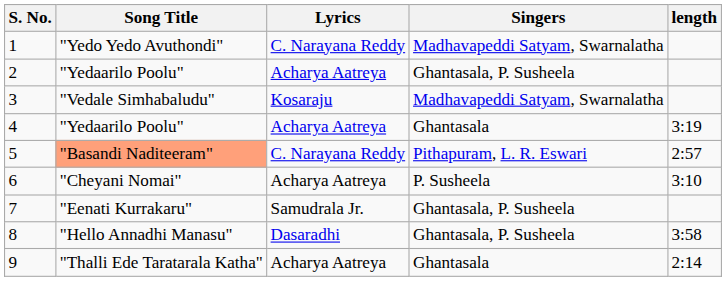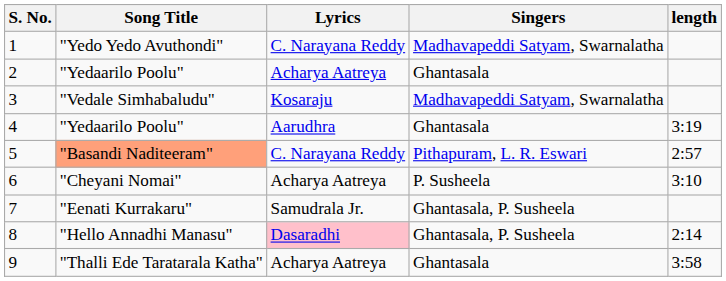(494, 72) Ghantasala, P. Susheela -> (451, 72) Ghantasala
(328, 126) Acharya Aatreya -> (303, 126) Aarudhra
(305, 235) no background -> (305, 235) pink background
(687, 235) 3:58 -> (687, 235) 2:14
(687, 262) 2:14 -> (687, 262) 3:58
